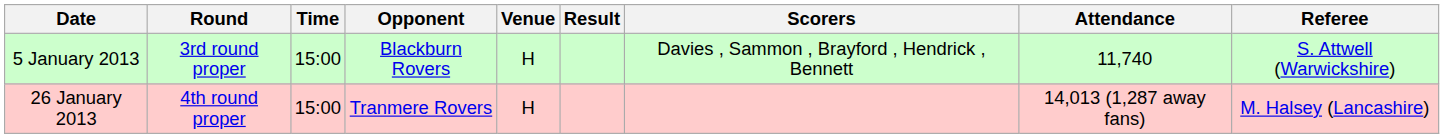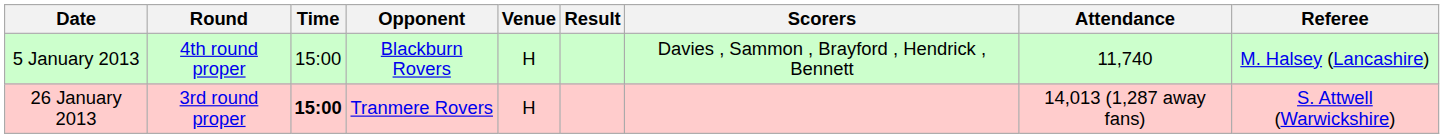(219, 58) 3rd round proper -> (219, 58) 4th round proper
(1335, 58) S. Attwell (Warwickshire) -> (1335, 58) M. Halsey (Lancashire)
(219, 108) 4th round proper -> (219, 108) 3rd round proper
(318, 108) normal -> (318, 108) bold
(1335, 108) M. Halsey (Lancashire) -> (1335, 108) S. Attwell (Warwickshire)
